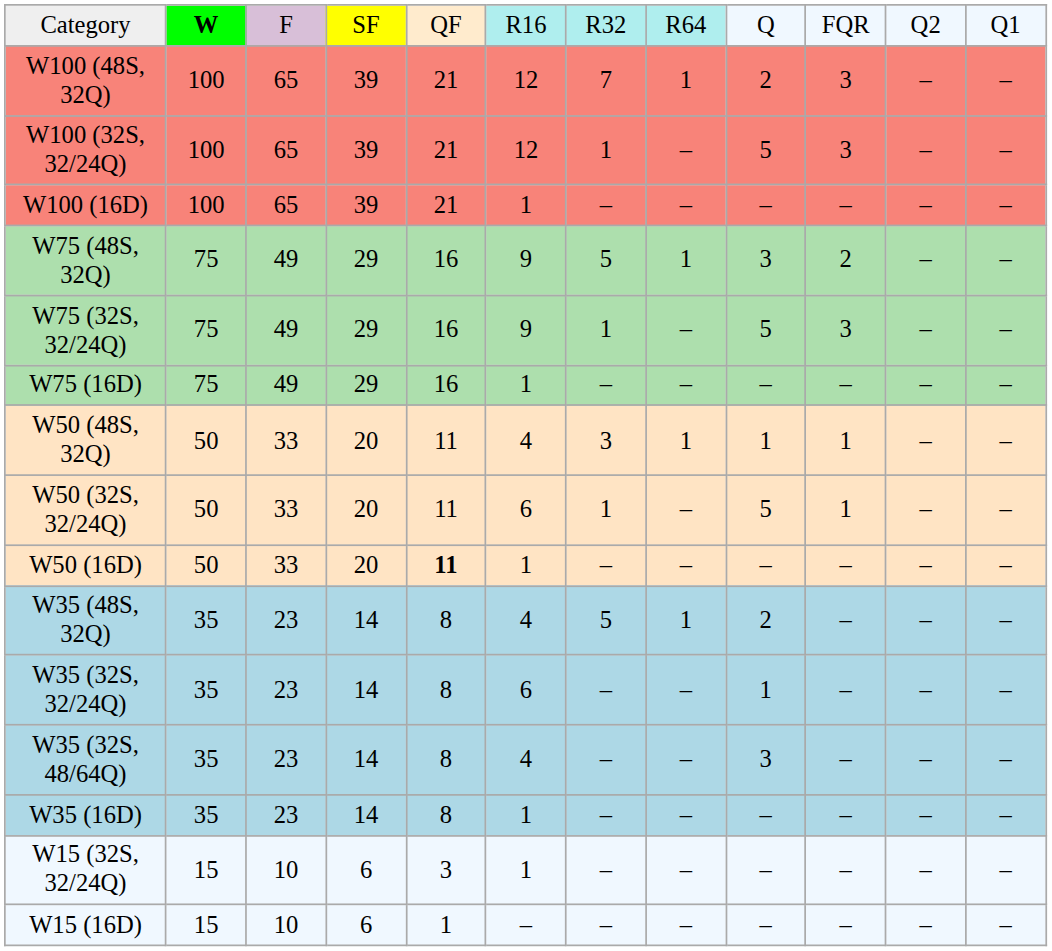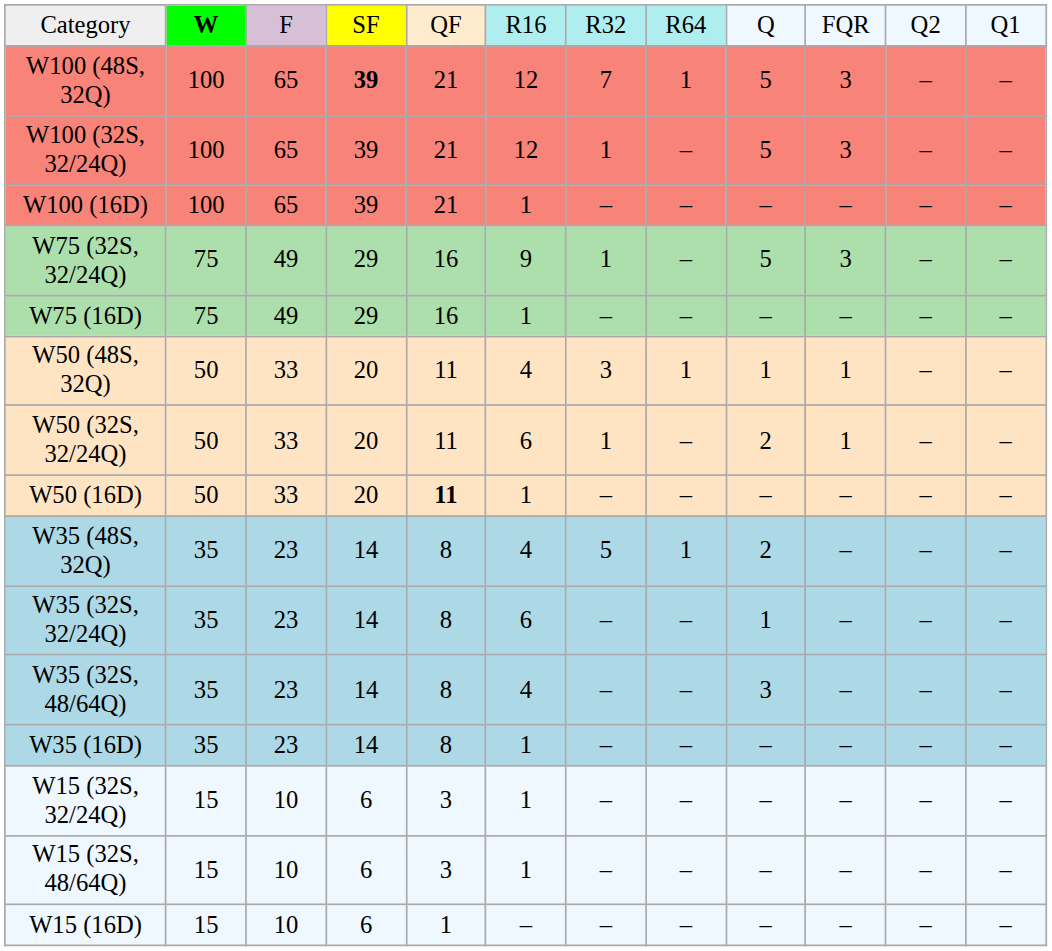(366, 80) normal -> (366, 80) bold
(766, 80) 2 -> (766, 80) 5
- row: (86, 260)
(766, 509) 5 -> (766, 440) 2
+ row: (86, 869)
